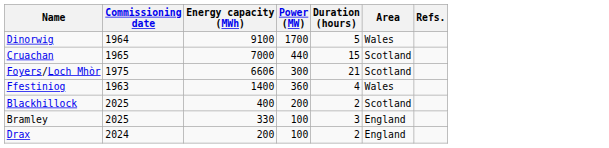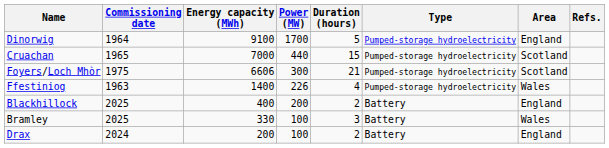+ column: (440, 18)
(379, 39) Wales -> (541, 39) England
(299, 87) 360 -> (299, 87) 226
(388, 103) Scotland -> (541, 103) England
(385, 119) England -> (535, 119) Wales
